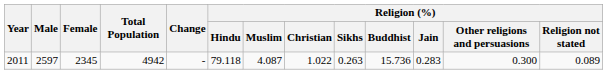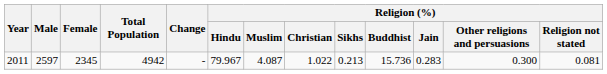(226, 60) 79.118 -> (226, 60) 79.967
(350, 60) 0.263 -> (351, 60) 0.213
(588, 60) 0.089 -> (588, 60) 0.081
